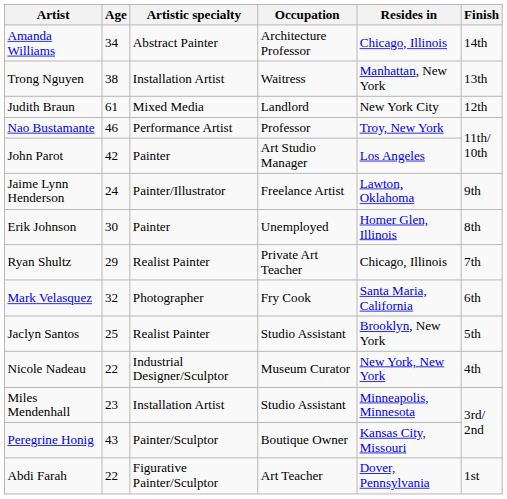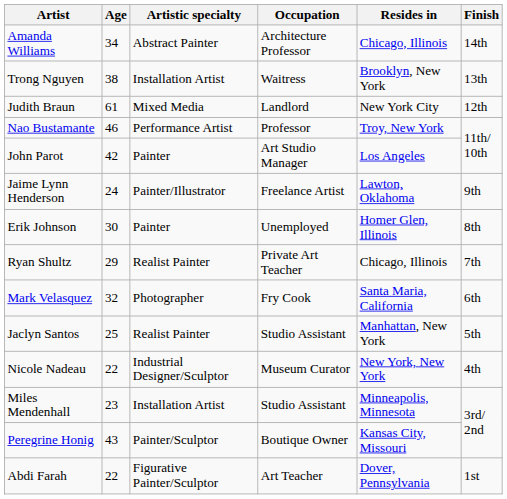(403, 78) Manhattan, New York -> (400, 78) Brooklyn, New York
(400, 333) Brooklyn, New York -> (403, 333) Manhattan, New York
